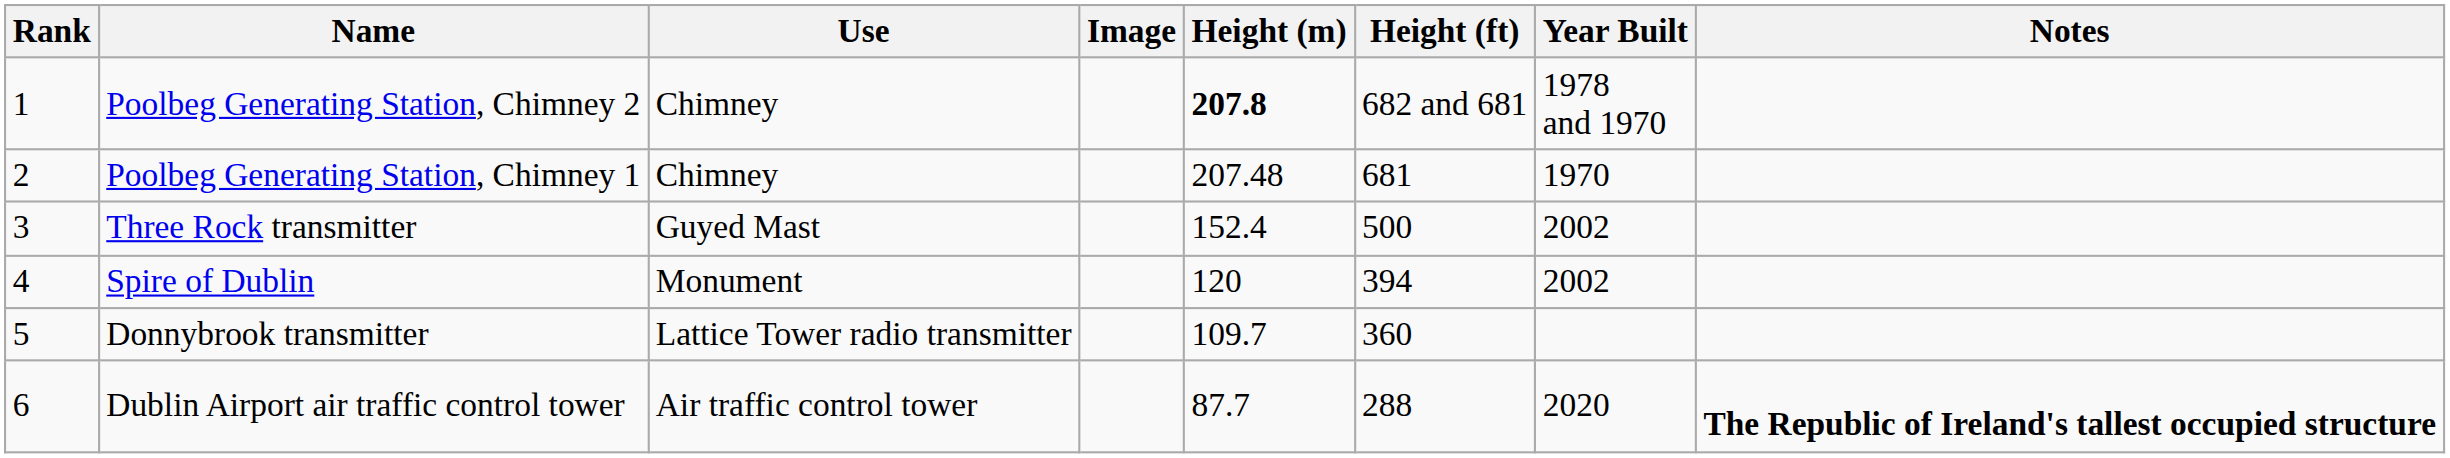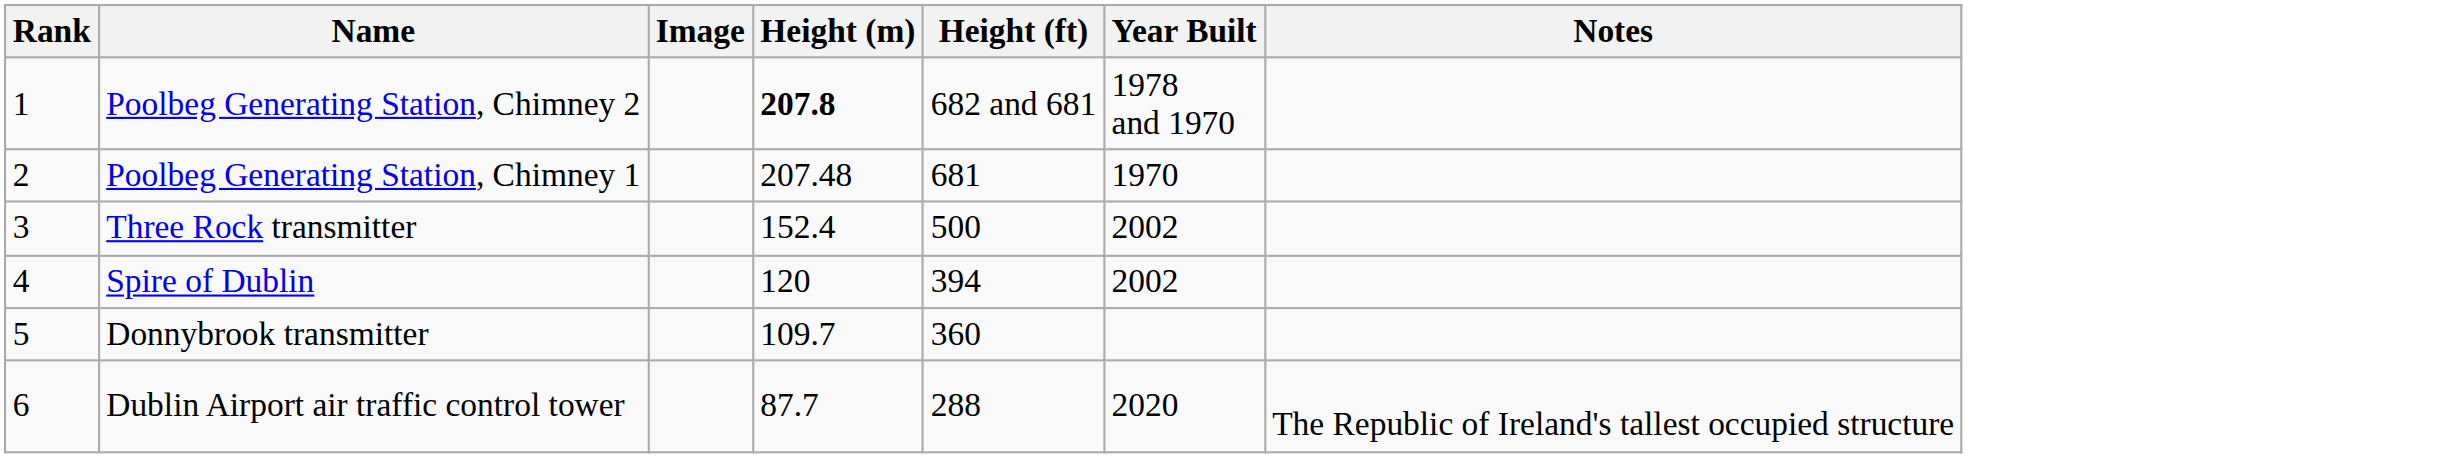- column: (864, 31)
(2070, 424) bold -> (1613, 424) normal
